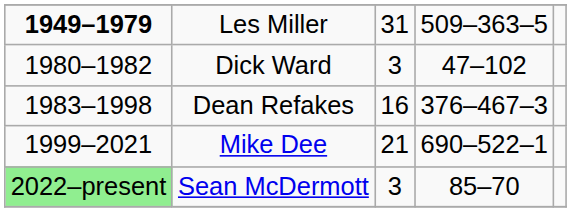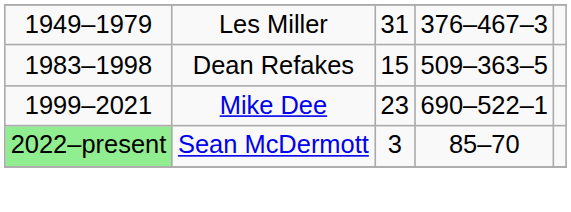(88, 24) bold -> (88, 24) normal
(484, 24) 509–363–5 -> (484, 24) 376–467–3
- row: (273, 65)
(395, 105) 16 -> (395, 65) 15
(484, 105) 376–467–3 -> (484, 65) 509–363–5
(395, 145) 21 -> (395, 105) 23
